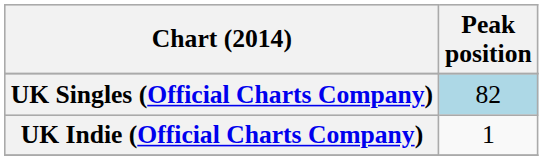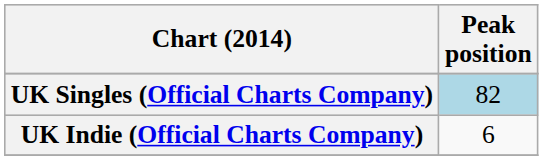(488, 134) 1 -> (488, 134) 6
